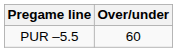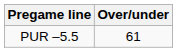(133, 36) 60 -> (133, 36) 61
